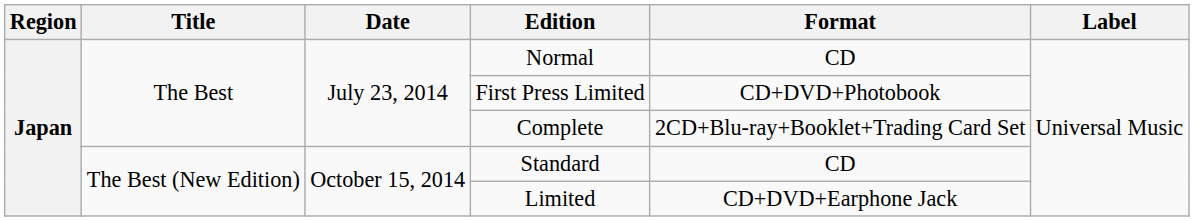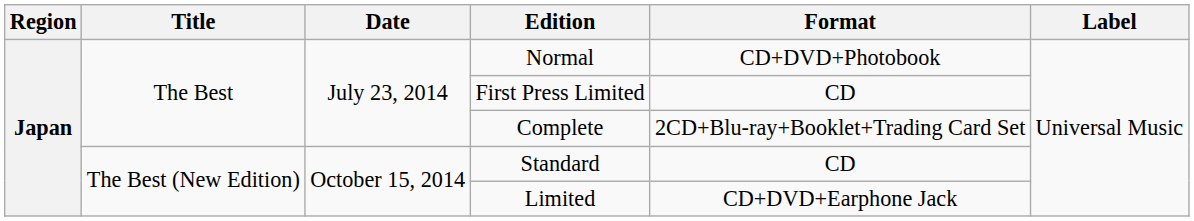(840, 57) CD -> (840, 57) CD+DVD+Photobook
(840, 92) CD+DVD+Photobook -> (840, 92) CD
